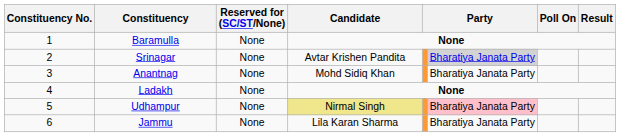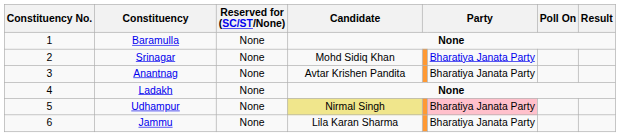(355, 57) Avtar Krishen Pandita -> (355, 57) Mohd Sidiq Khan
(482, 57) lightgrey background -> (482, 57) no background
(355, 73) Mohd Sidiq Khan -> (355, 73) Avtar Krishen Pandita
